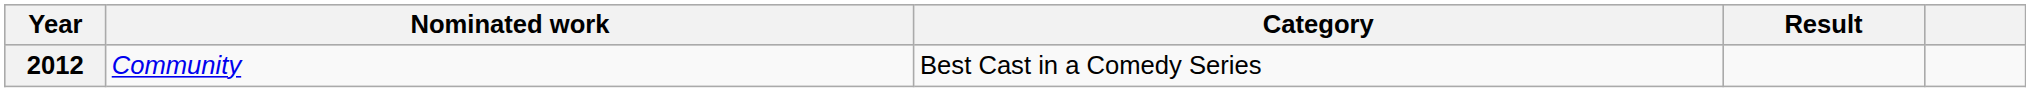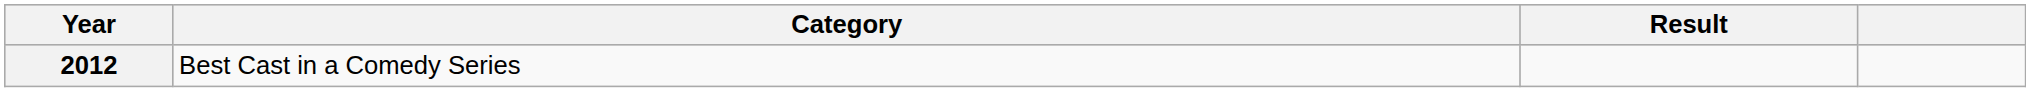- column: (510, 24)
